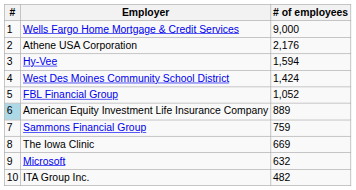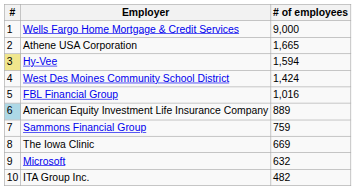(286, 45) 2,176 -> (286, 45) 1,665
(10, 62) no background -> (10, 62) khaki background
(286, 95) 1,052 -> (286, 95) 1,016
